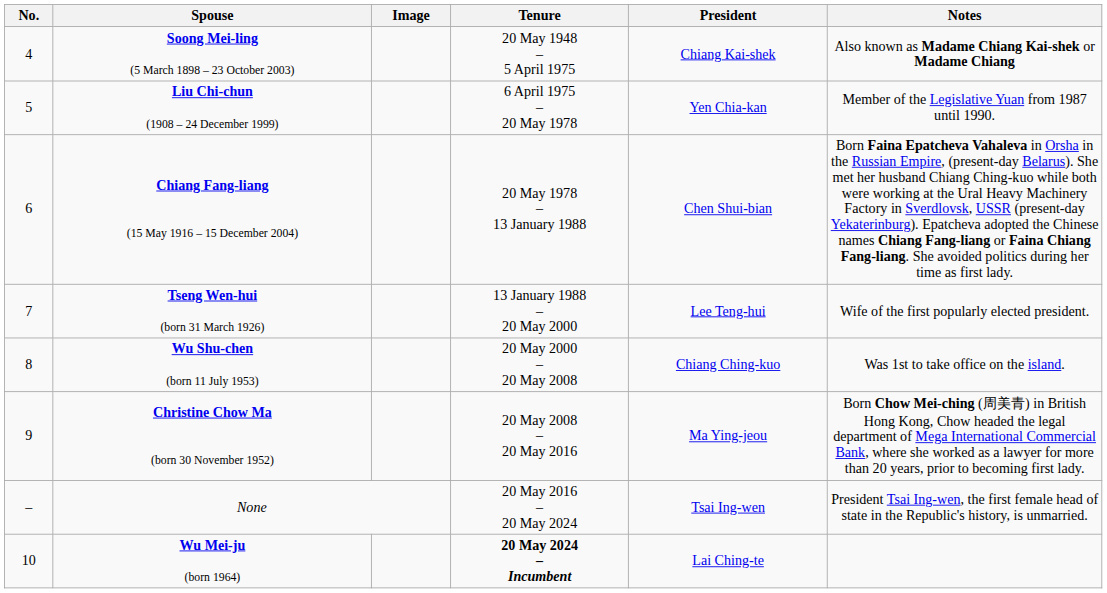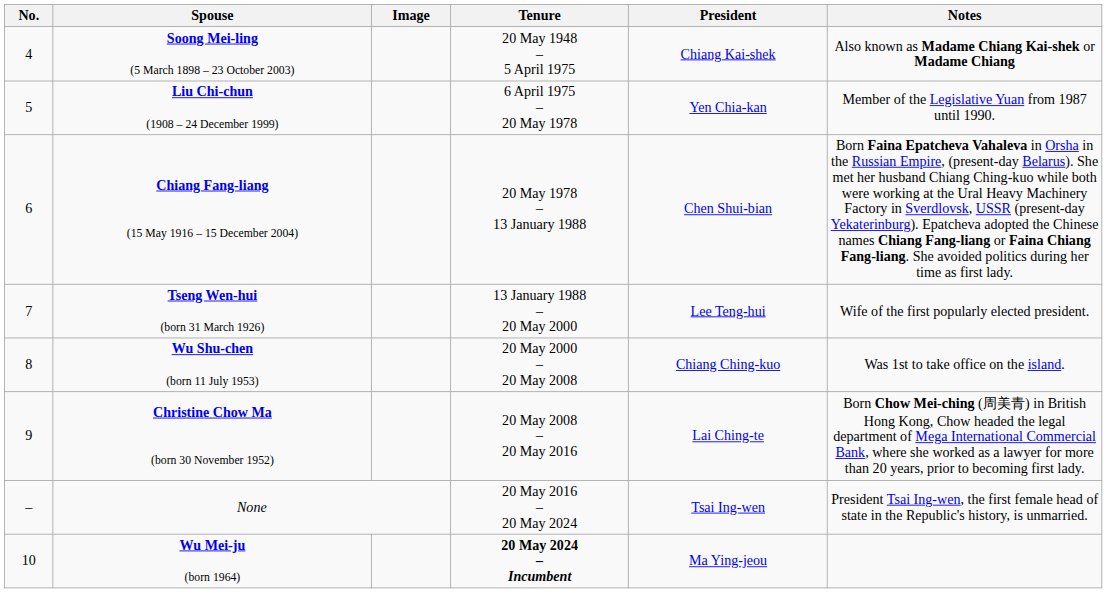(728, 436) Ma Ying-jeou -> (728, 436) Lai Ching-te
(728, 561) Lai Ching-te -> (728, 561) Ma Ying-jeou
